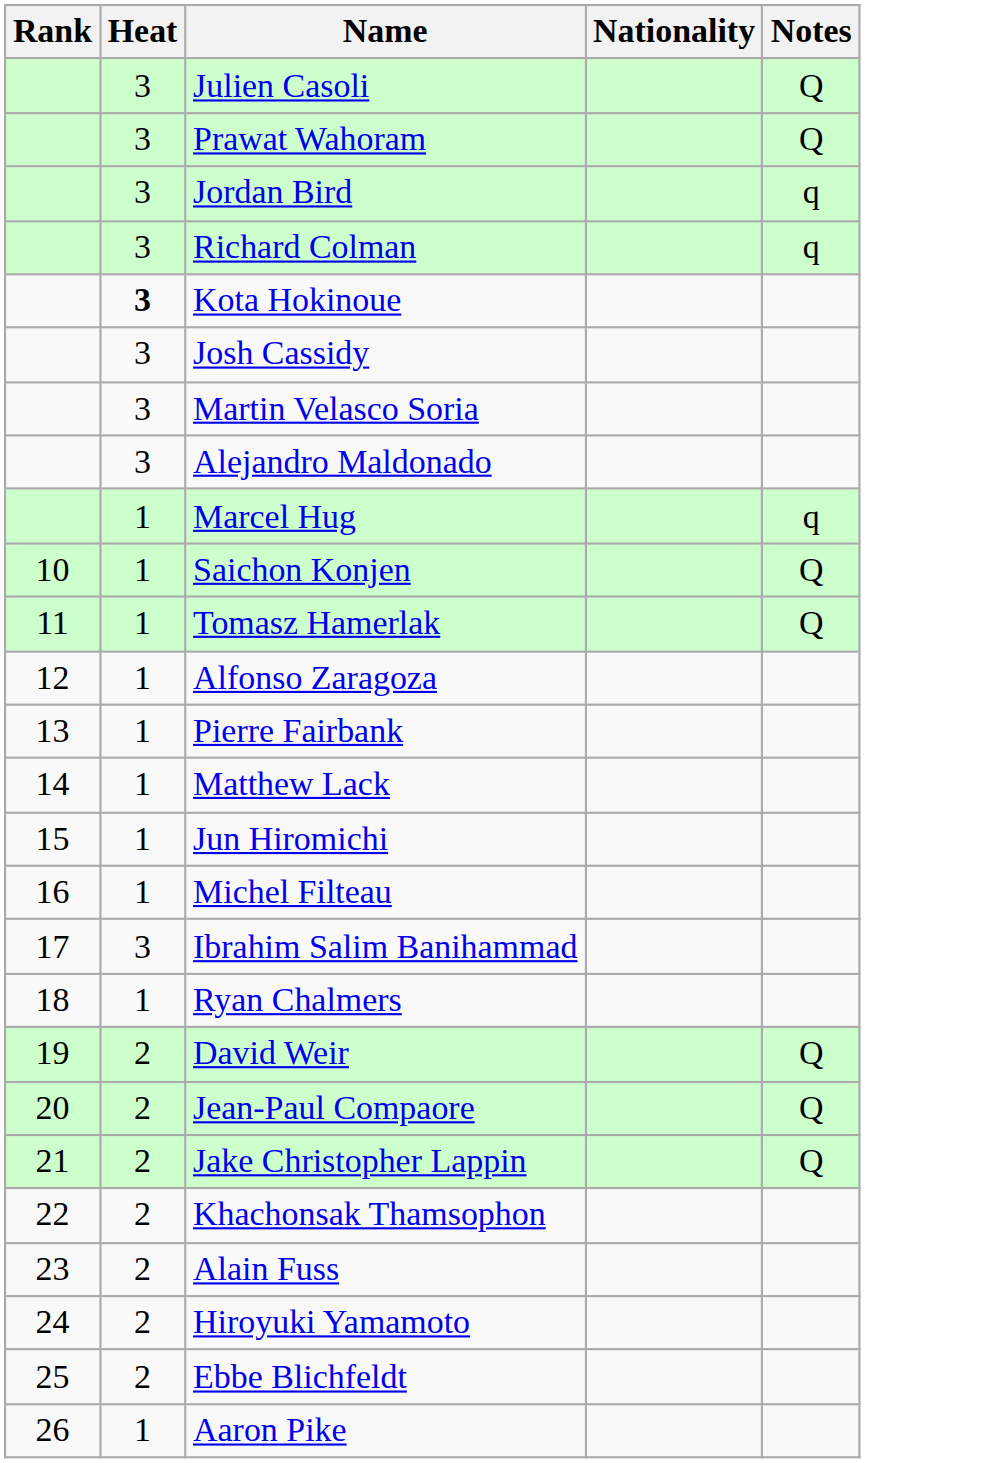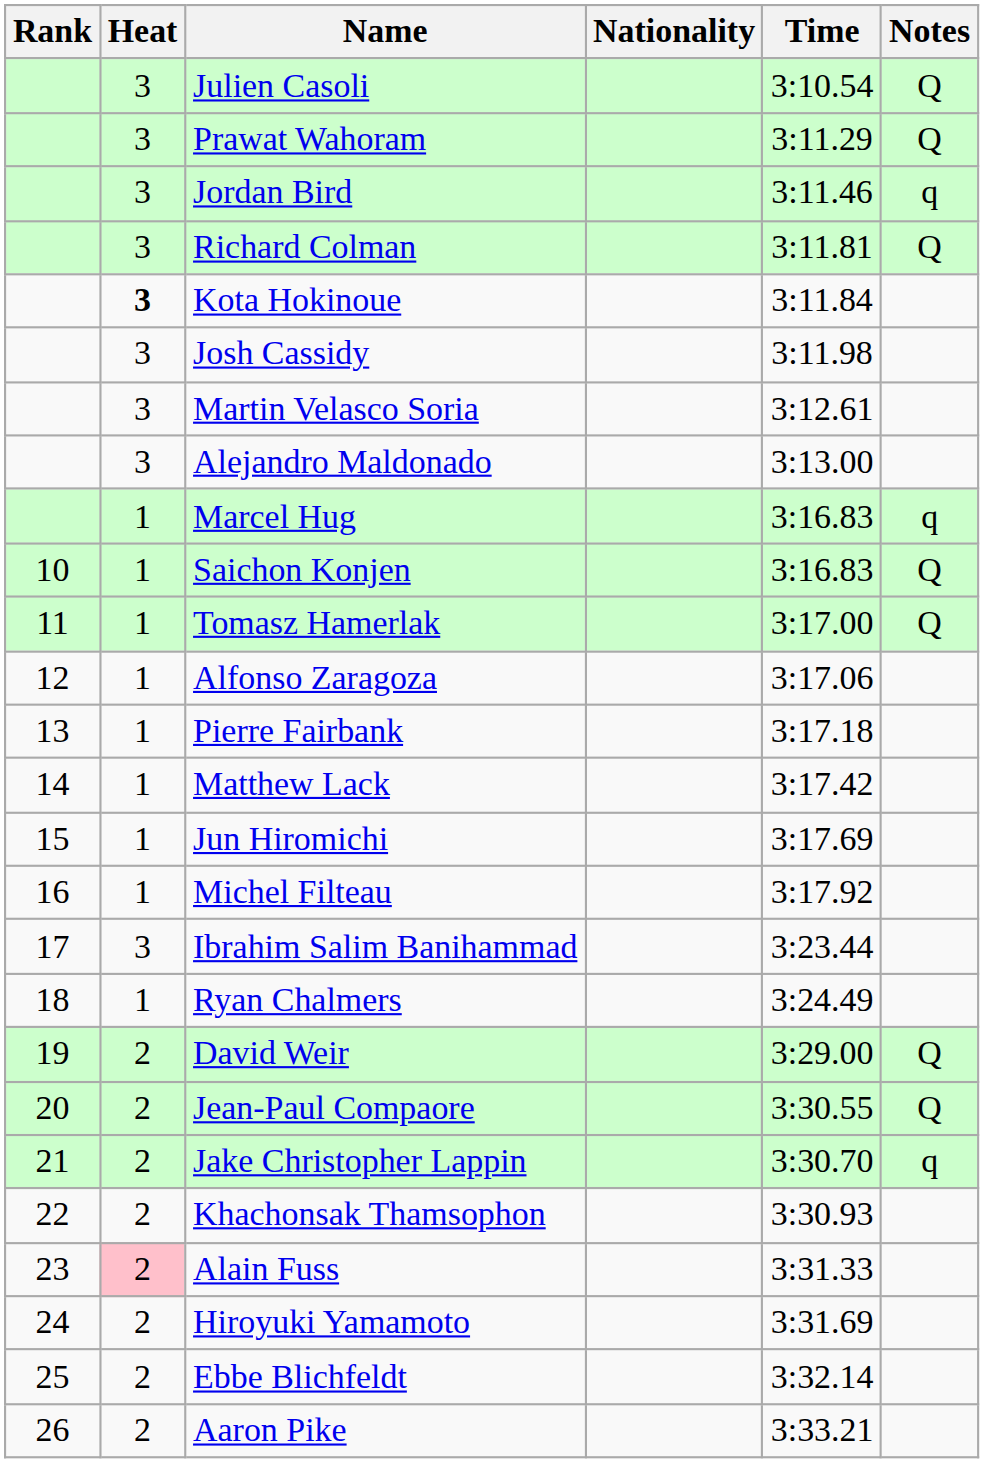+ column: (822, 31)
(811, 246) q -> (930, 246) Q
(811, 1161) Q -> (930, 1161) q
(143, 1268) no background -> (143, 1268) pink background
(143, 1430) 1 -> (143, 1430) 2
